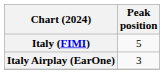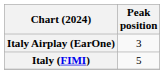rows swapped: (61, 43) <-> (61, 60)
